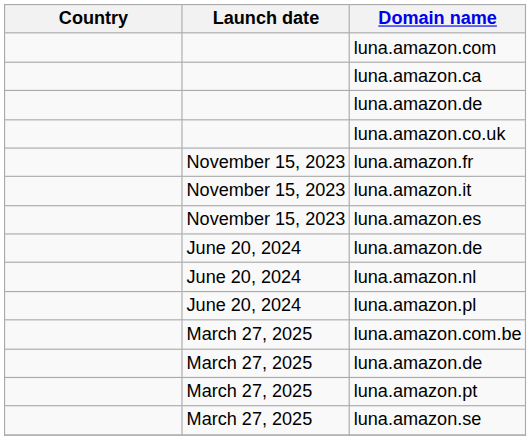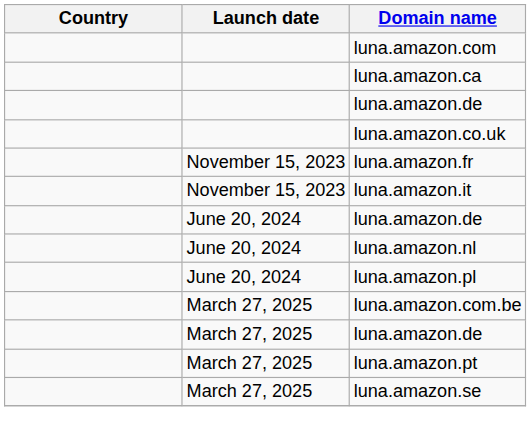- row: (266, 219)
